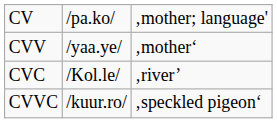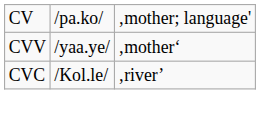- row: (33, 103)
